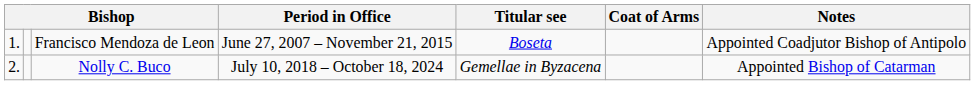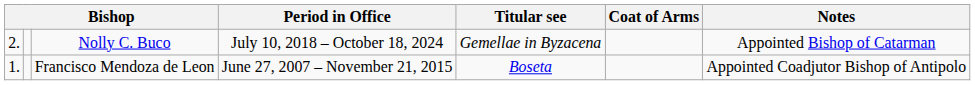rows swapped: (125, 42) <-> (125, 67)
